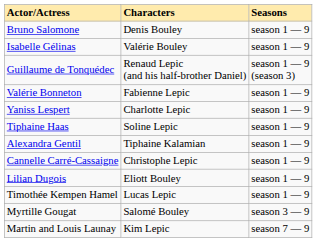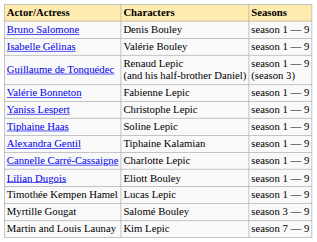(157, 110) Charlotte Lepic -> (160, 110) Christophe Lepic
(160, 161) Christophe Lepic -> (157, 161) Charlotte Lepic
